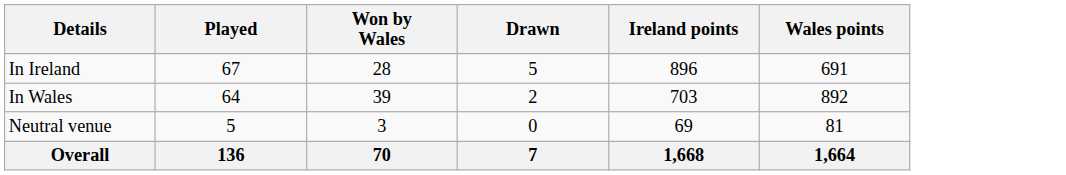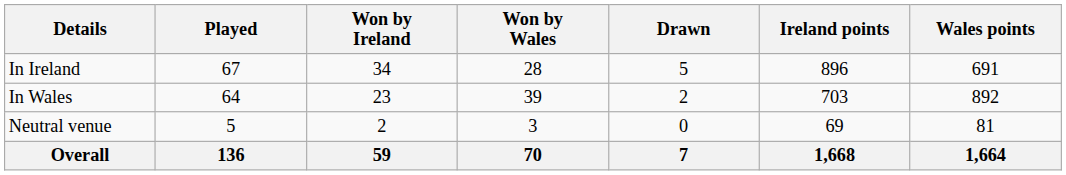+ column: (382, 29)
